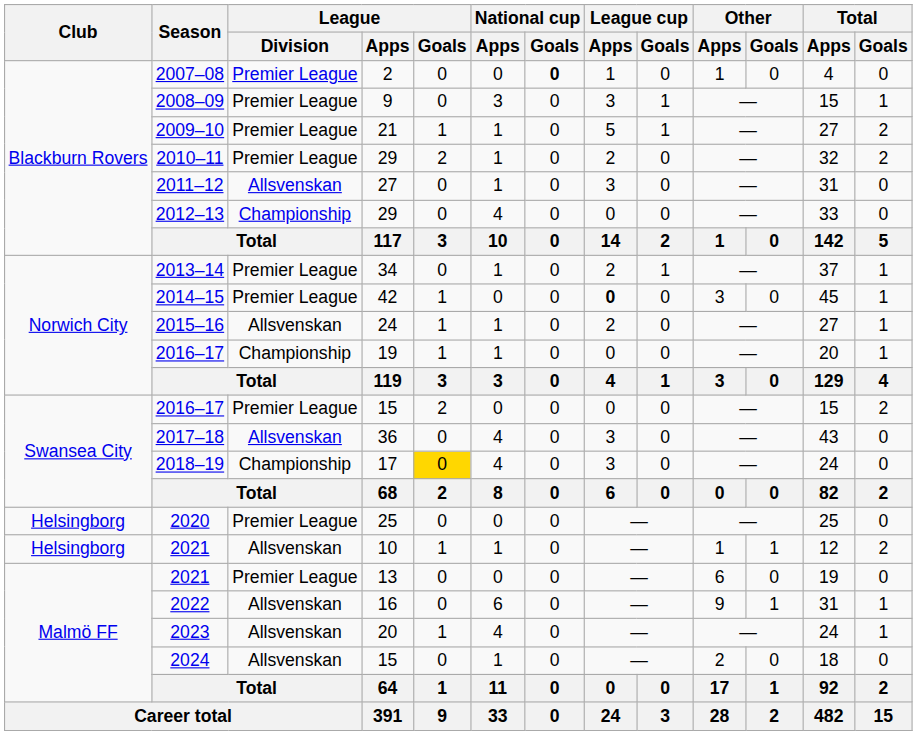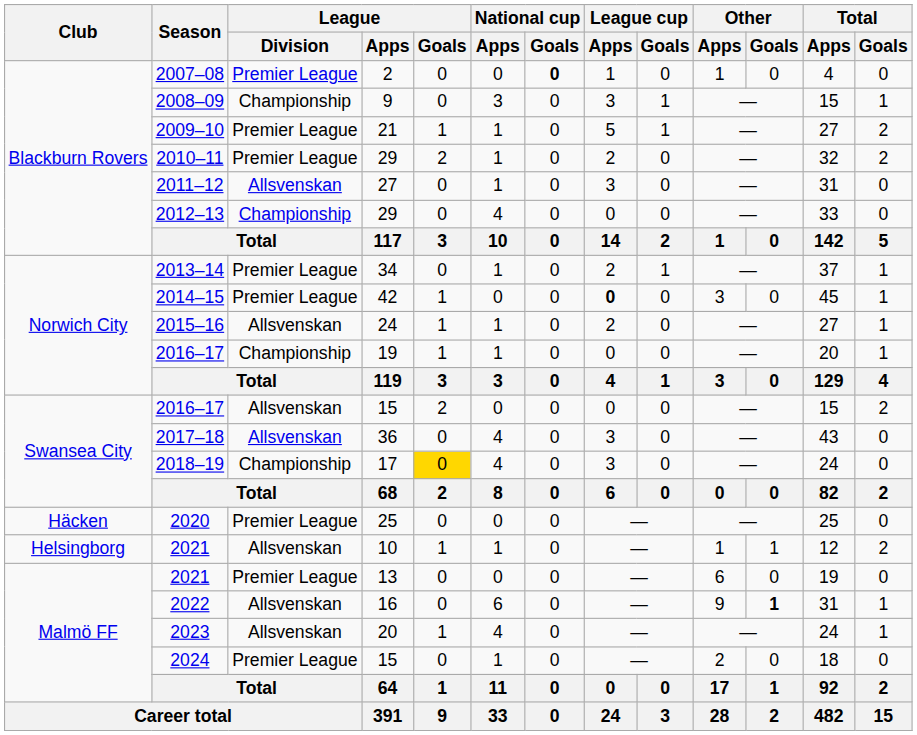(295, 102) Premier League -> (295, 102) Championship
(295, 409) Premier League -> (295, 409) Allsvenskan
(78, 520) Helsingborg -> (78, 520) Häcken
(774, 604) normal -> (774, 604) bold
(295, 660) Allsvenskan -> (295, 660) Premier League
